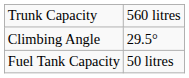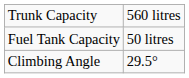rows swapped: (64, 61) <-> (54, 38)
